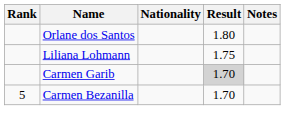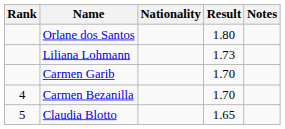(224, 54) 1.75 -> (224, 54) 1.73
(224, 74) lightgrey background -> (224, 74) no background
(22, 94) 5 -> (22, 94) 4
+ row: (80, 114)
